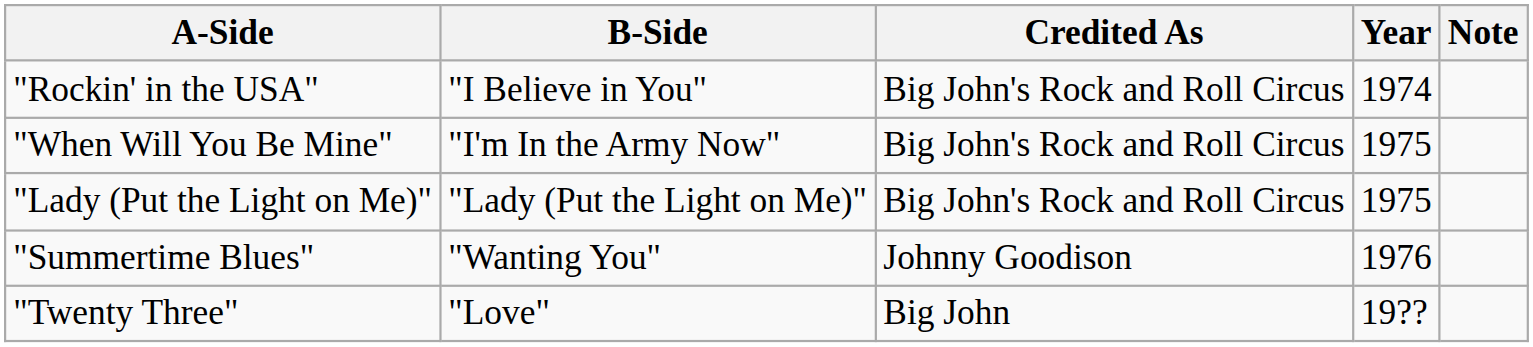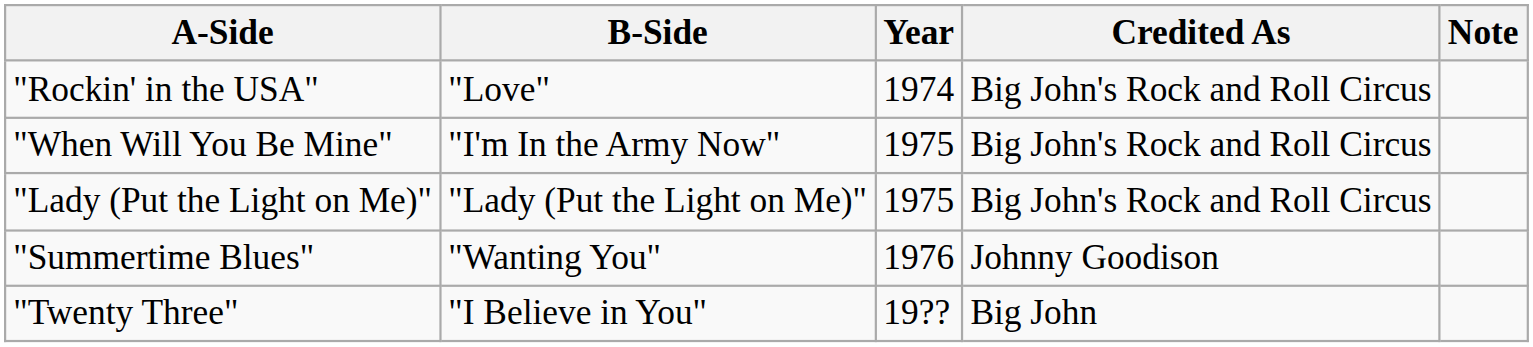columns swapped: (1114, 32) <-> (1396, 32)
(578, 88) "I Believe in You" -> (499, 88) "Love"
(499, 312) "Love" -> (578, 312) "I Believe in You"
